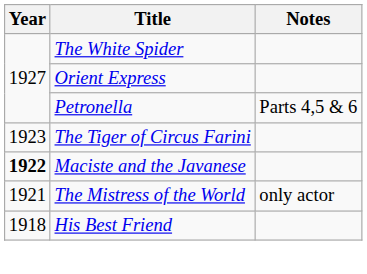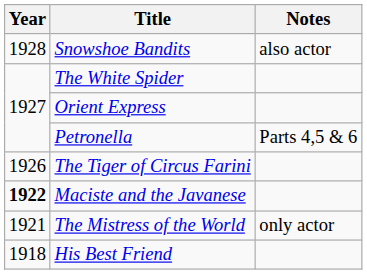+ row: (122, 48)
(27, 136) 1923 -> (27, 166) 1926
